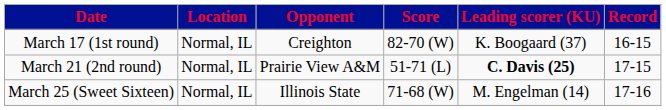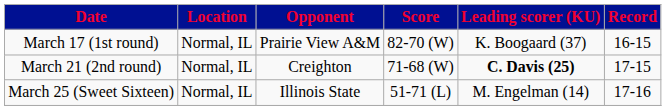(320, 42) Creighton -> (320, 42) Prairie View A&M
(320, 67) Prairie View A&M -> (320, 67) Creighton
(421, 67) 51-71 (L) -> (421, 67) 71-68 (W)
(421, 92) 71-68 (W) -> (421, 92) 51-71 (L)
